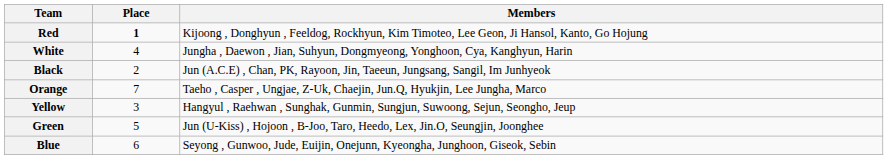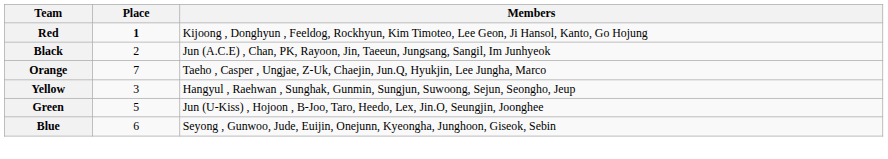- row: (48, 51)
